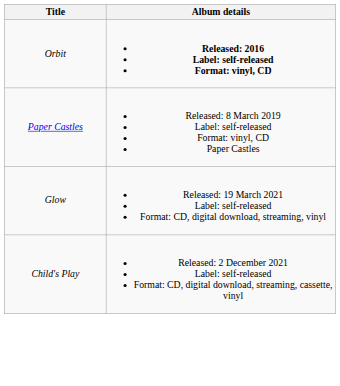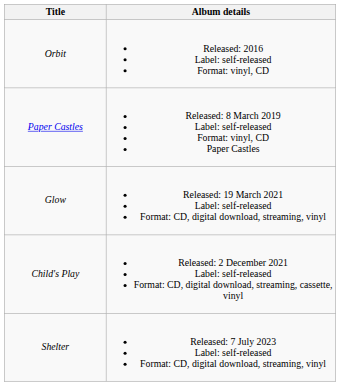(221, 59) bold -> (221, 59) normal
+ row: (55, 347)
